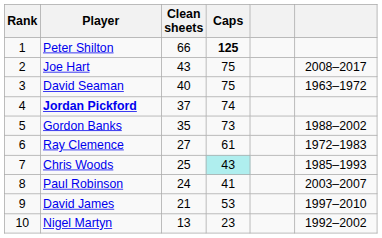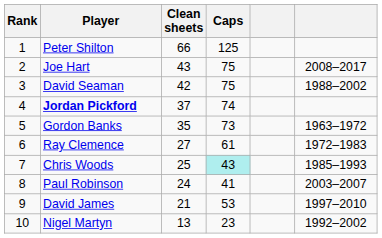(228, 47) bold -> (228, 47) normal
(184, 86) 40 -> (184, 86) 42
(336, 86) 1963–1972 -> (336, 86) 1988–2002
(336, 125) 1988–2002 -> (336, 125) 1963–1972
